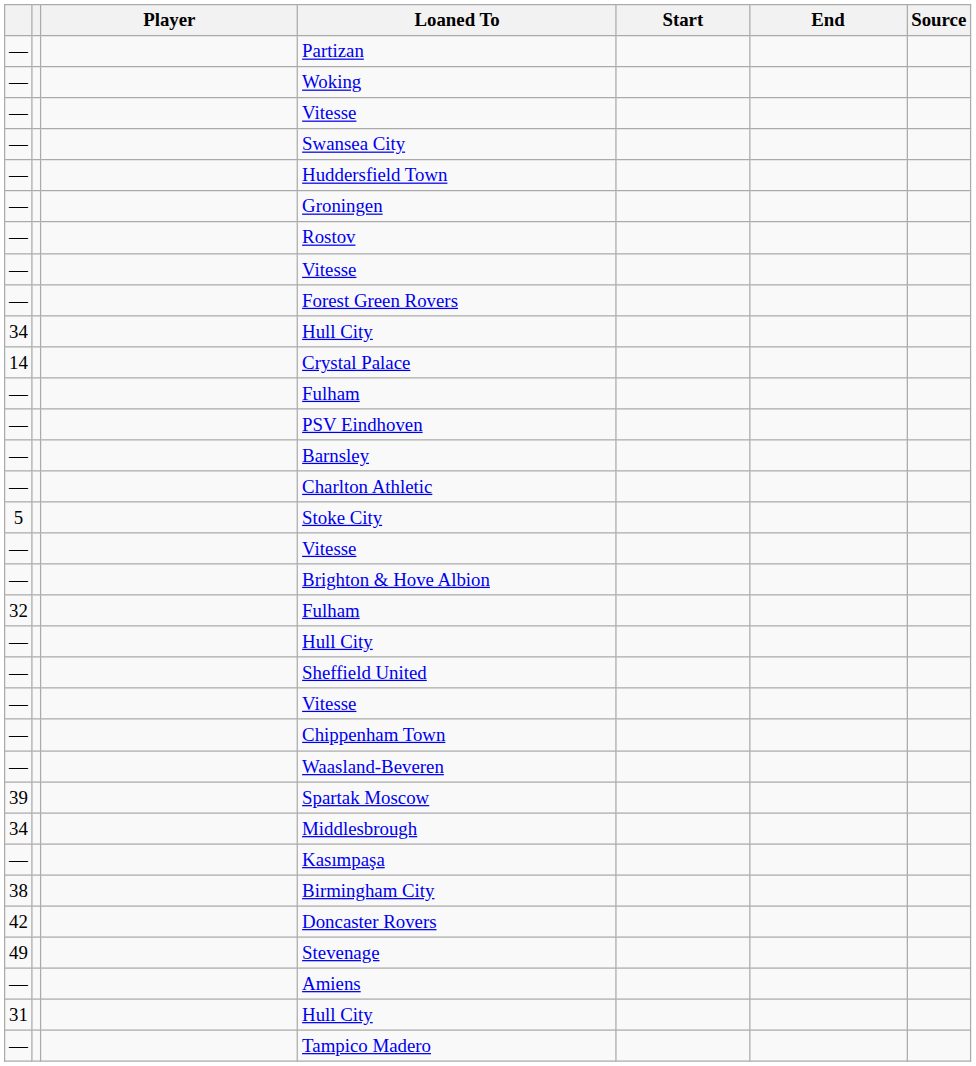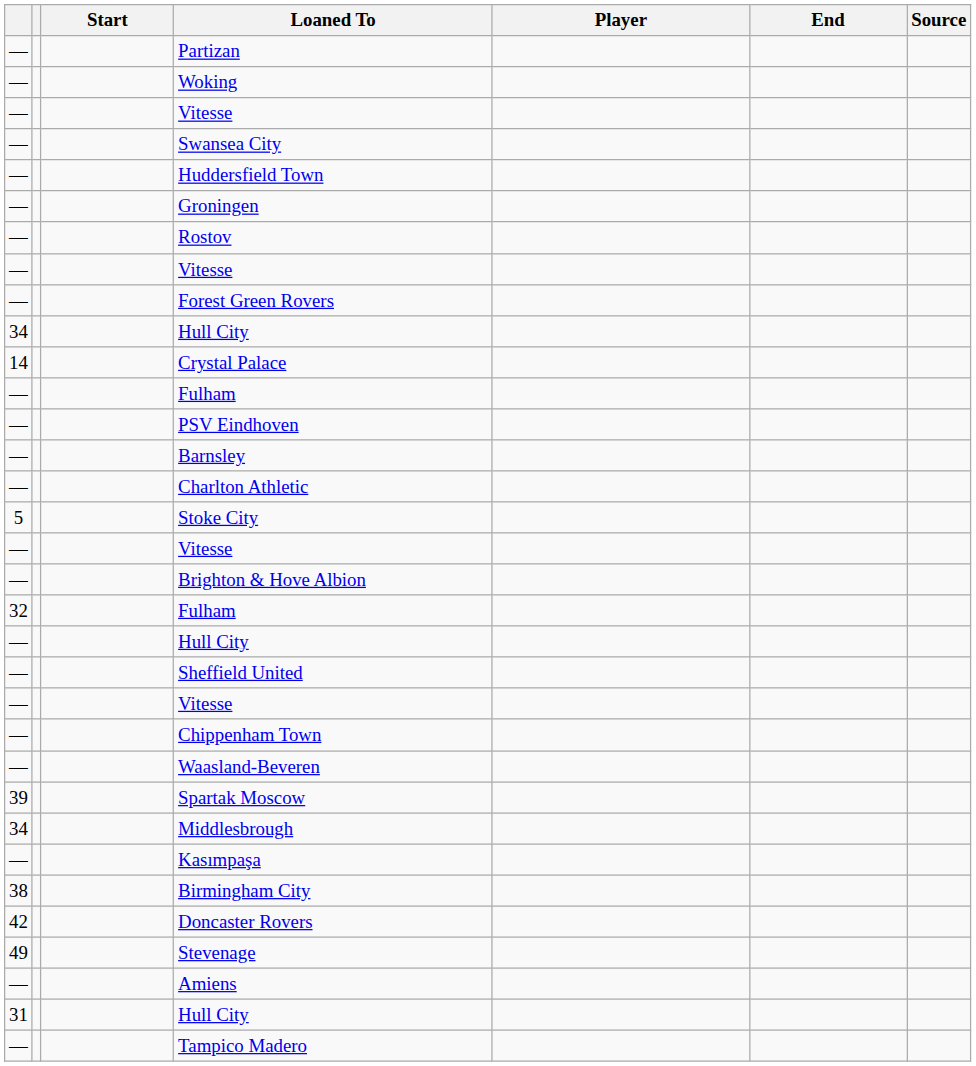columns swapped: (169, 20) <-> (683, 20)
